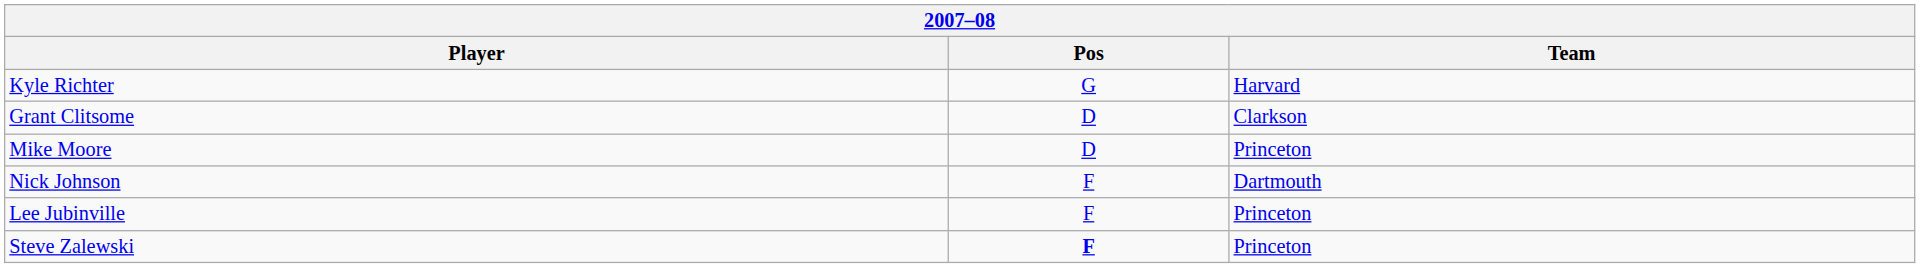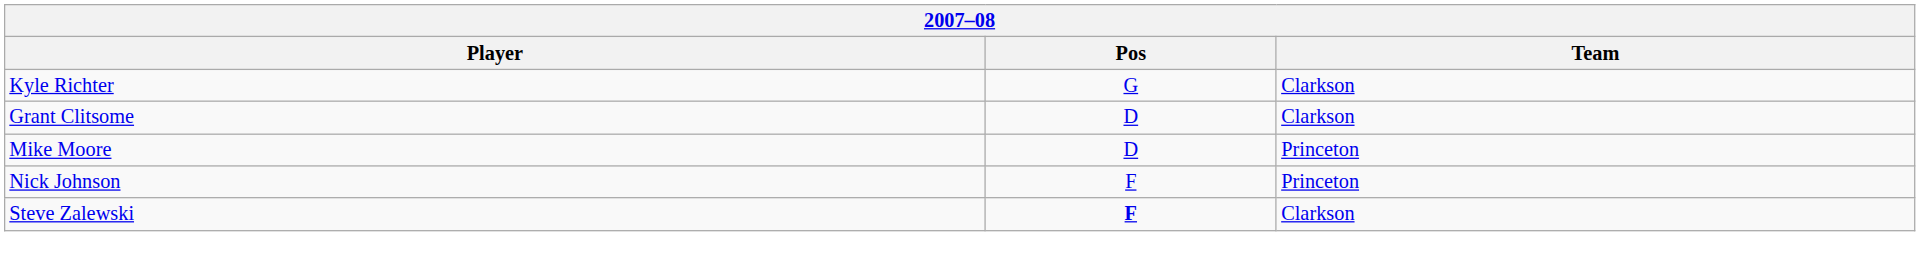(1267, 85) Harvard -> (1318, 85) Clarkson
(1278, 181) Dartmouth -> (1320, 181) Princeton
- row: (67, 213)
(1272, 246) Princeton -> (1318, 213) Clarkson
